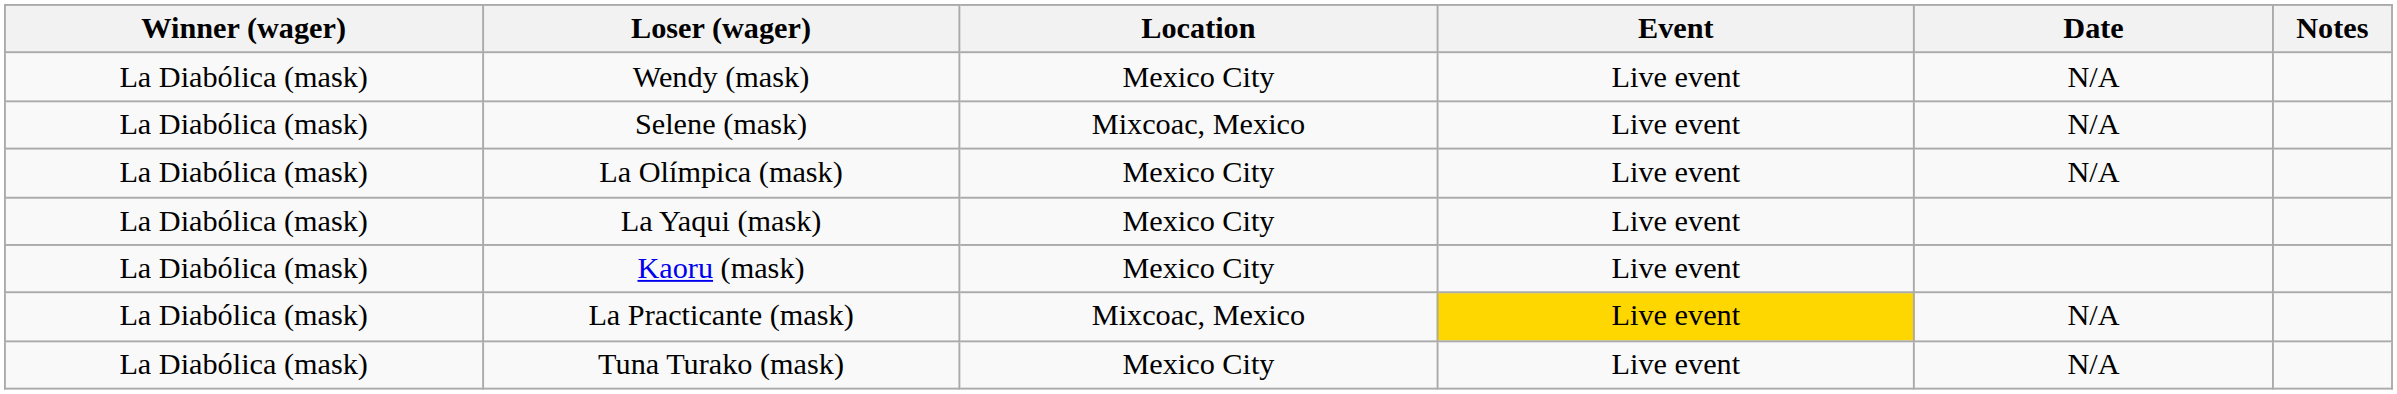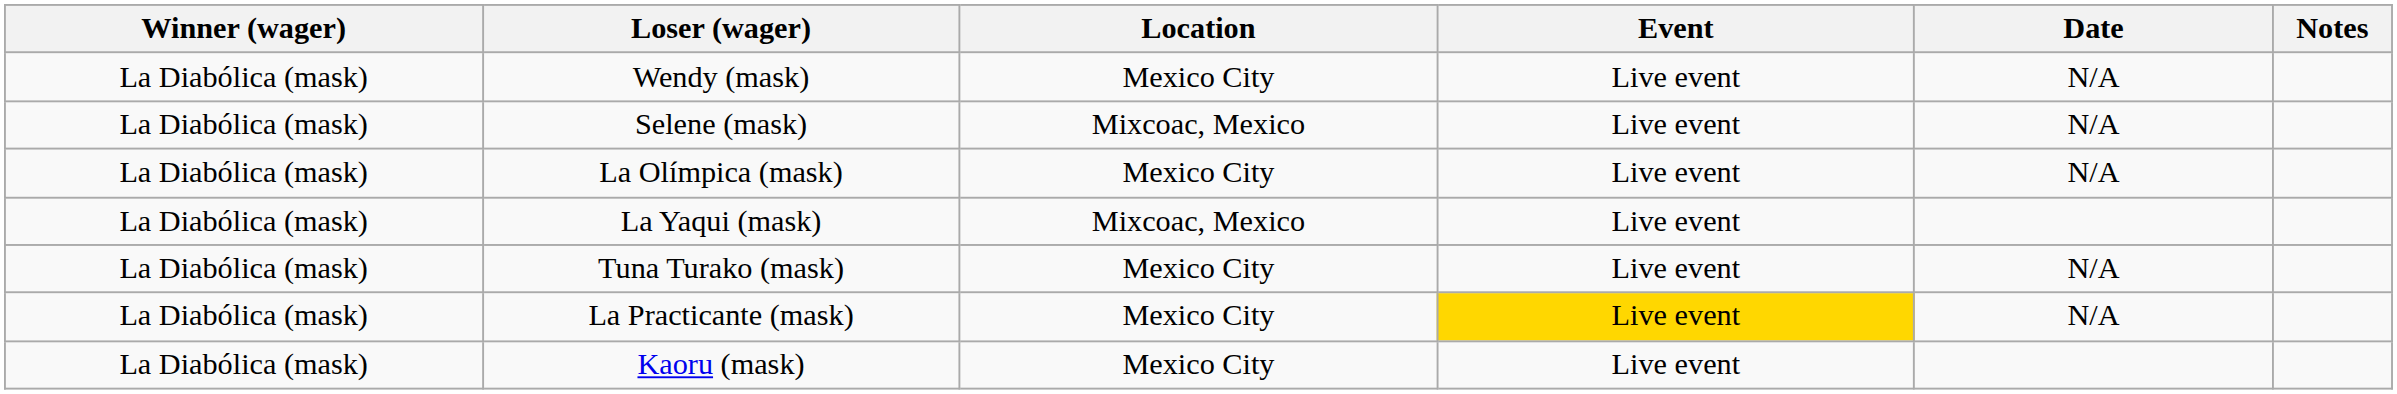(1198, 220) Mexico City -> (1198, 220) Mixcoac, Mexico
rows swapped: (721, 268) <-> (721, 364)
(1198, 316) Mixcoac, Mexico -> (1198, 316) Mexico City
